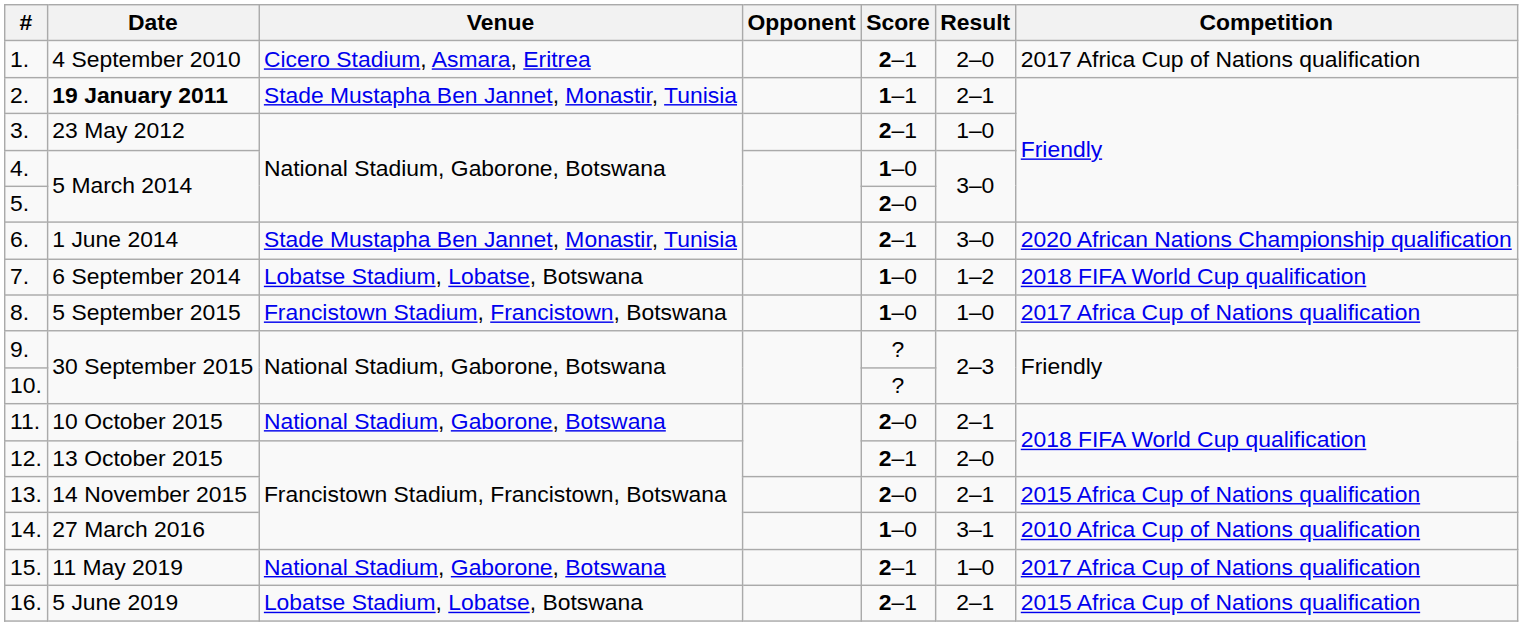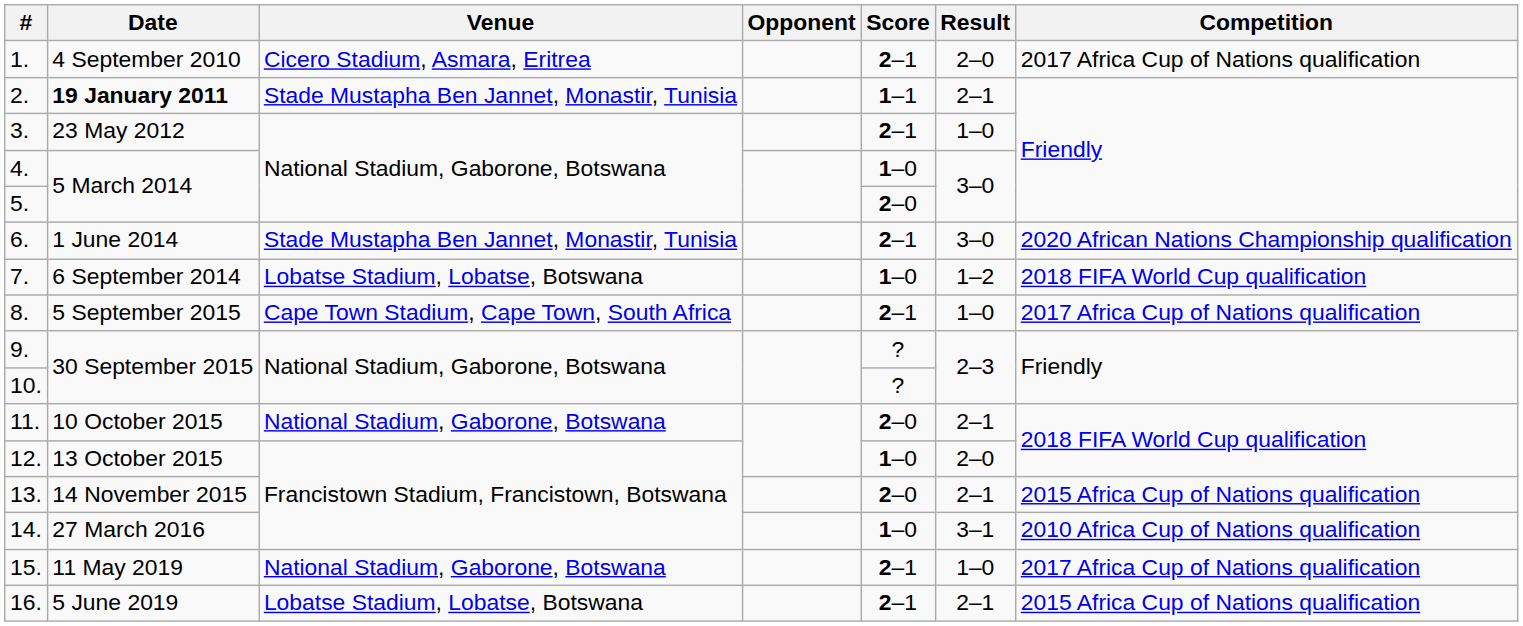(495, 312) Francistown Stadium, Francistown, Botswana -> (497, 312) Cape Town Stadium, Cape Town, South Africa
(898, 312) 1–0 -> (898, 312) 2–1
(898, 458) 2–1 -> (898, 458) 1–0
